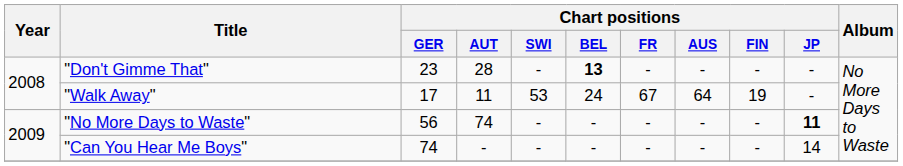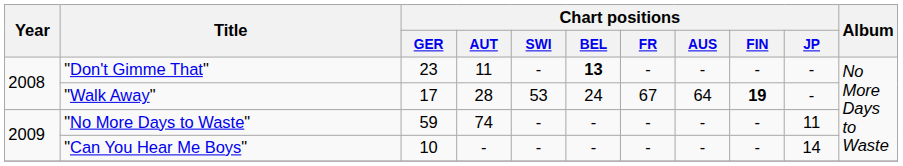(484, 69) 28 -> (484, 69) 11
(484, 95) 11 -> (484, 95) 28
(757, 95) normal -> (757, 95) bold
(429, 122) 56 -> (429, 122) 59
(812, 122) bold -> (812, 122) normal
(429, 148) 74 -> (429, 148) 10
